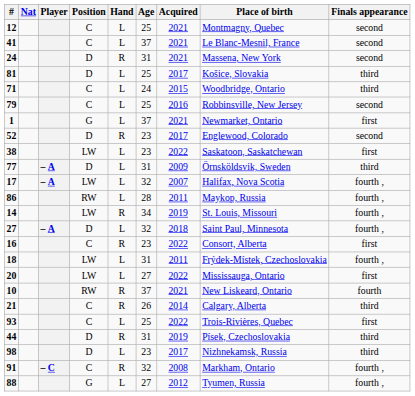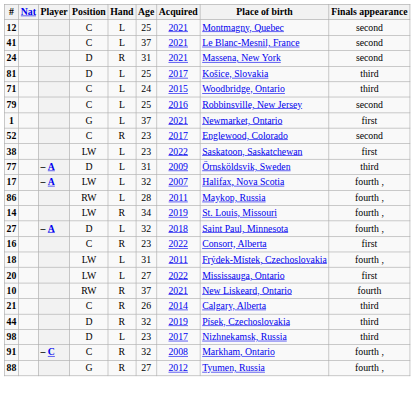(89, 136) D -> (89, 136) C
- row: (11, 321)
(146, 337) 31 -> (146, 321) 32
(122, 383) L -> (122, 368) R
